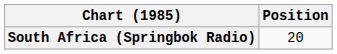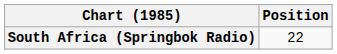(296, 38) 20 -> (296, 38) 22
